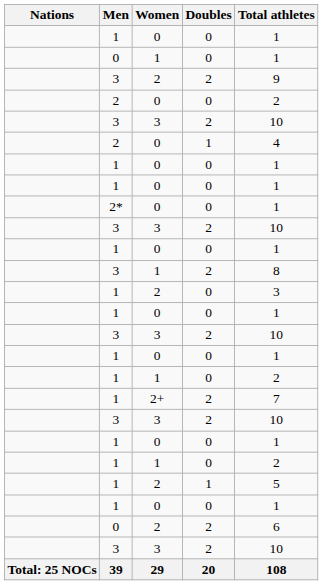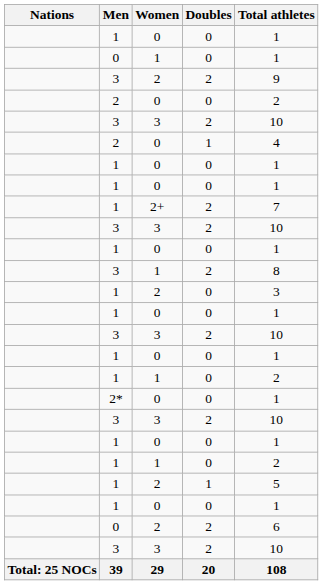rows swapped: (116, 206) <-> (116, 398)
